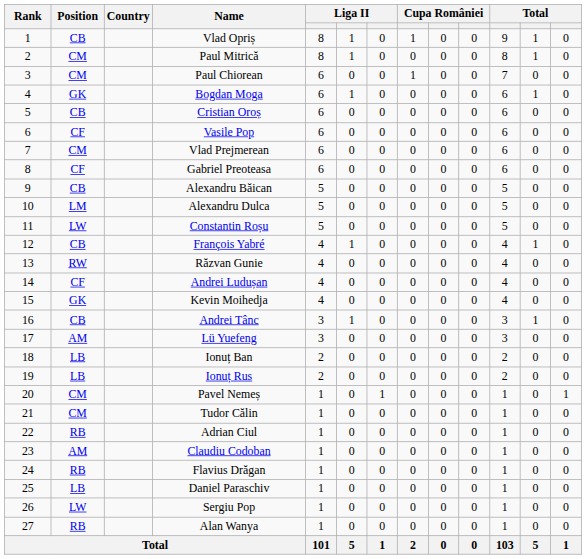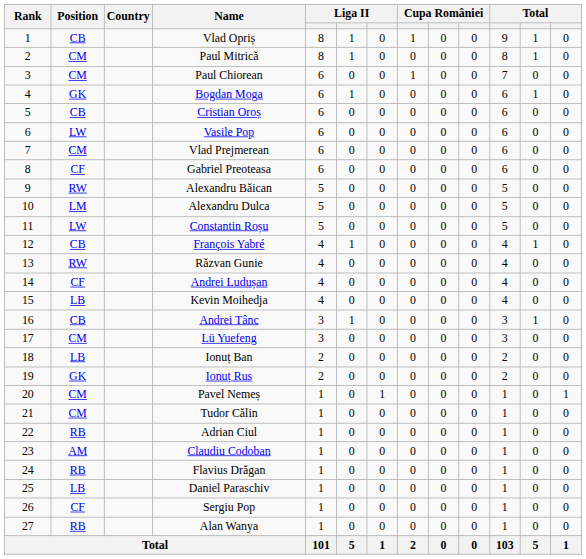(78, 132) CF -> (78, 132) LW
(78, 188) CB -> (78, 188) RW
(78, 301) GK -> (78, 301) LB
(78, 338) AM -> (78, 338) CM
(78, 376) LB -> (78, 376) GK
(78, 507) LW -> (78, 507) CF
